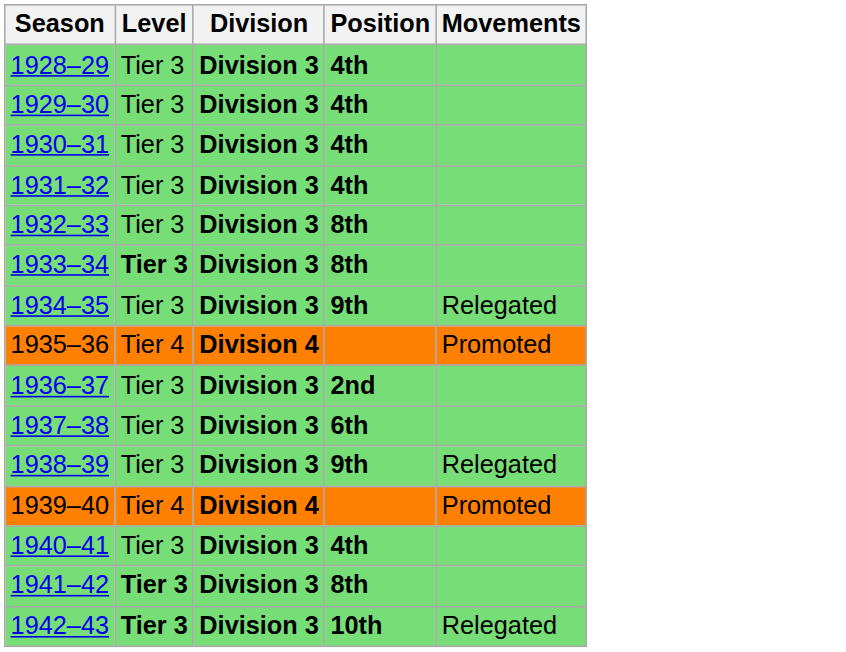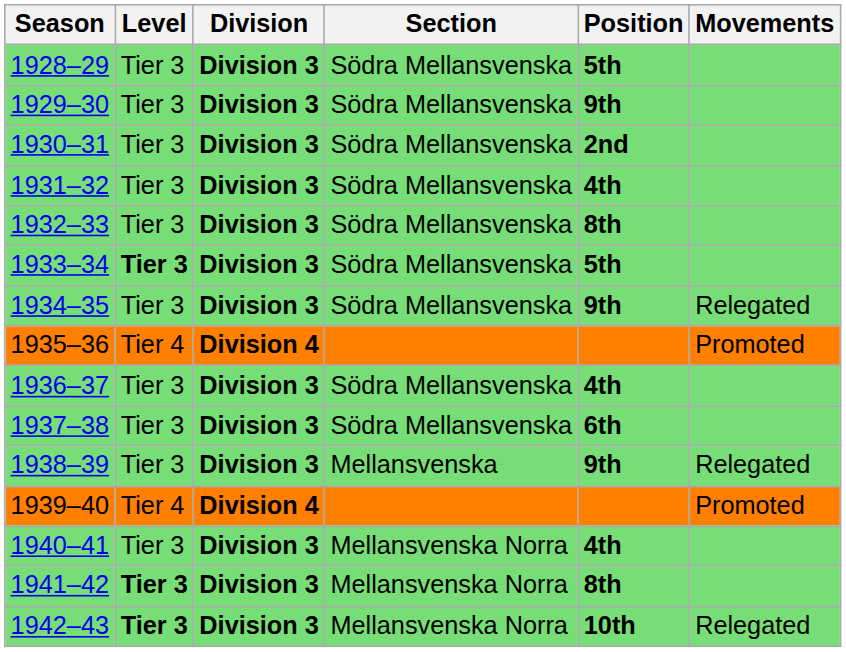+ column: (451, 24)
(349, 64) 4th -> (603, 64) 5th
(349, 104) 4th -> (603, 104) 9th
(349, 144) 4th -> (606, 144) 2nd
(349, 265) 8th -> (603, 265) 5th
(353, 385) 2nd -> (603, 385) 4th
